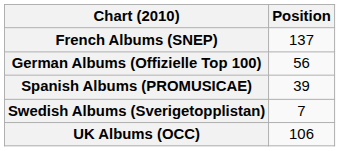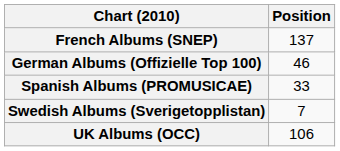(302, 63) 56 -> (302, 63) 46
(302, 87) 39 -> (302, 87) 33
